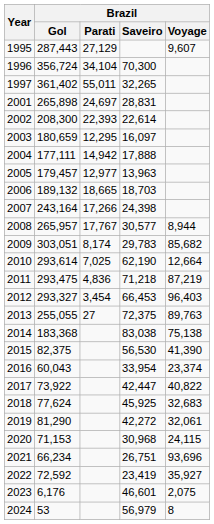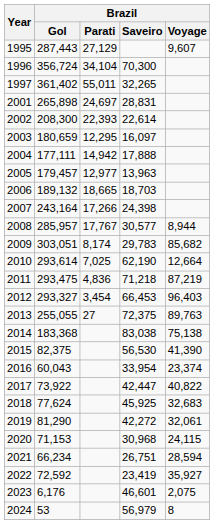(57, 226) 265,957 -> (57, 226) 285,957
(185, 457) 93,696 -> (185, 457) 28,594
